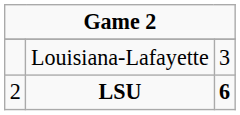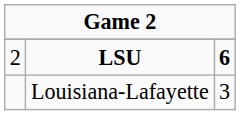rows swapped: (120, 57) <-> (120, 92)
